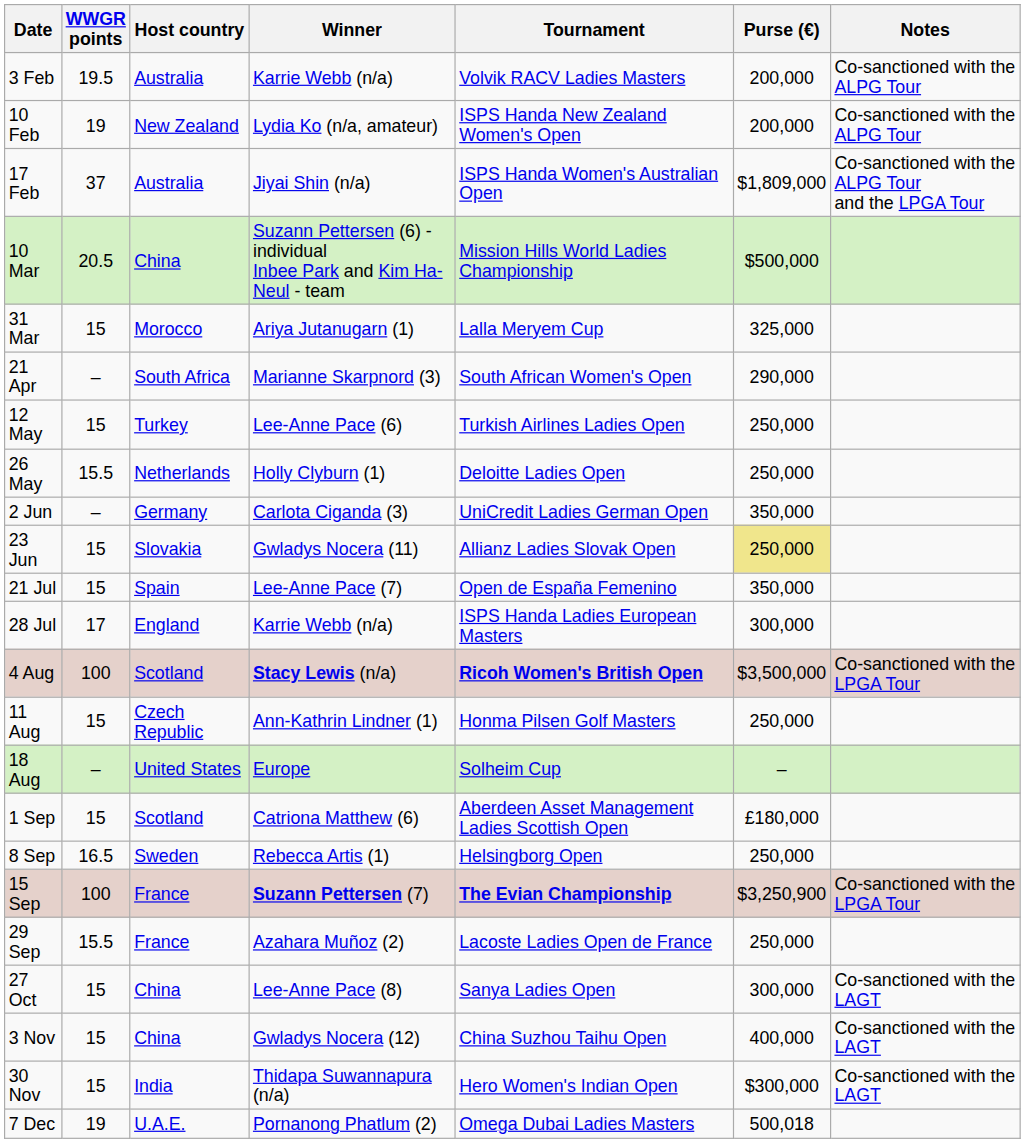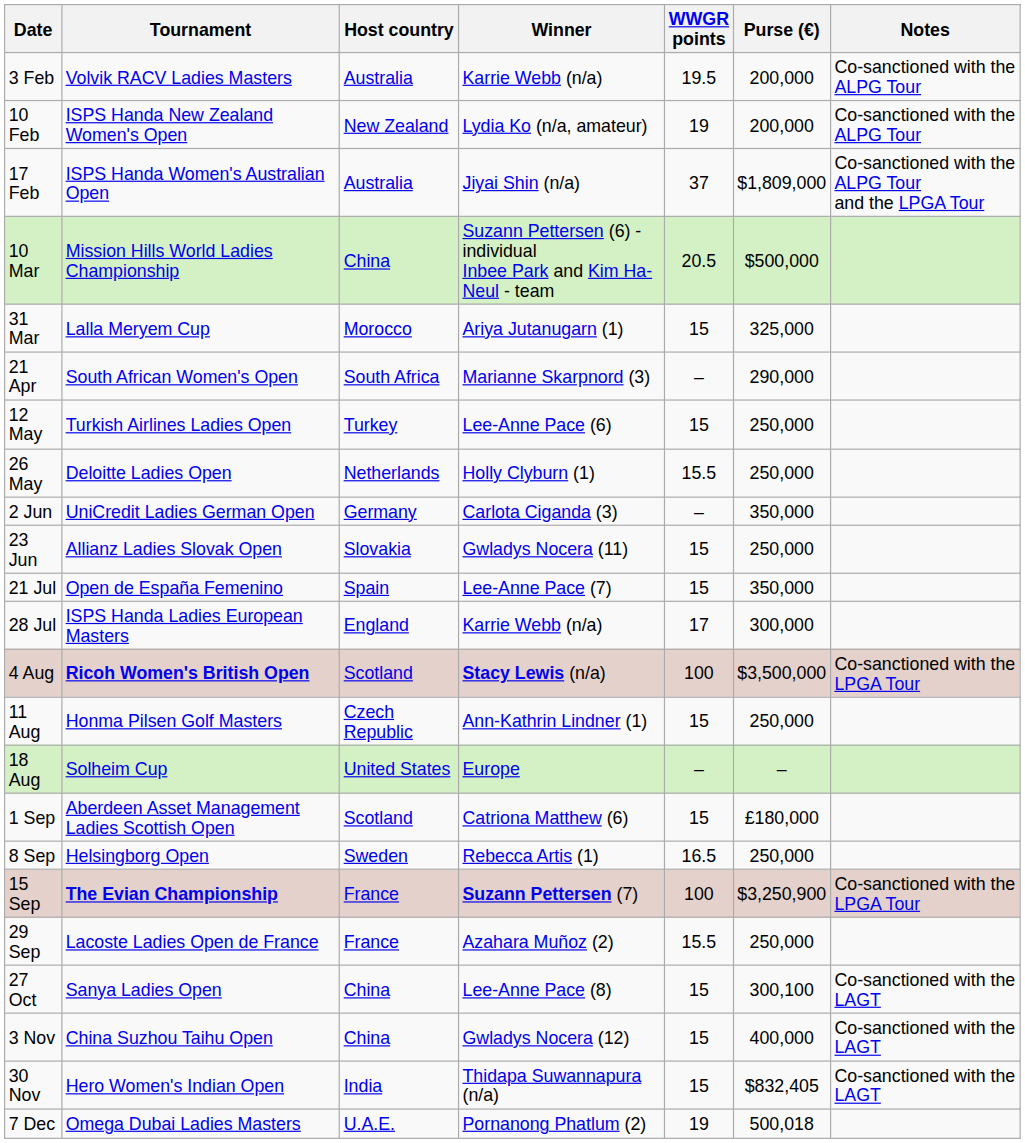columns swapped: (594, 29) <-> (96, 29)
(782, 549) khaki background -> (782, 549) no background
(782, 990) 300,000 -> (782, 990) 300,100
(782, 1086) $300,000 -> (782, 1086) $832,405
